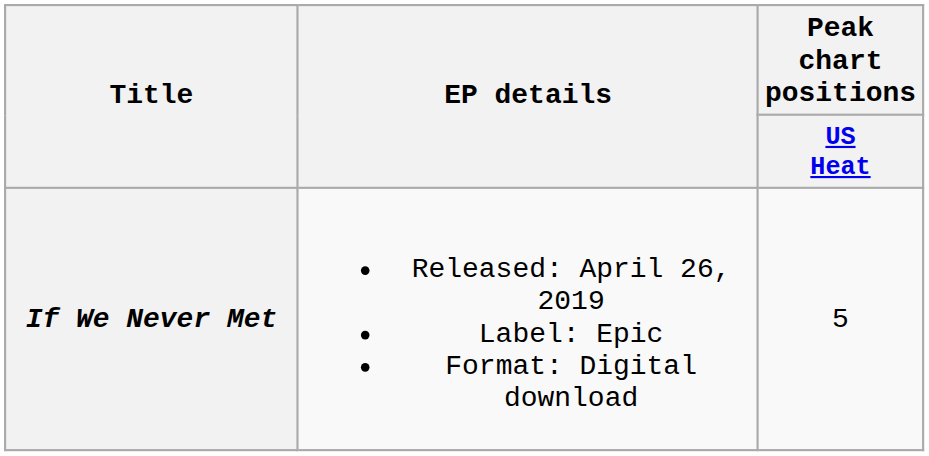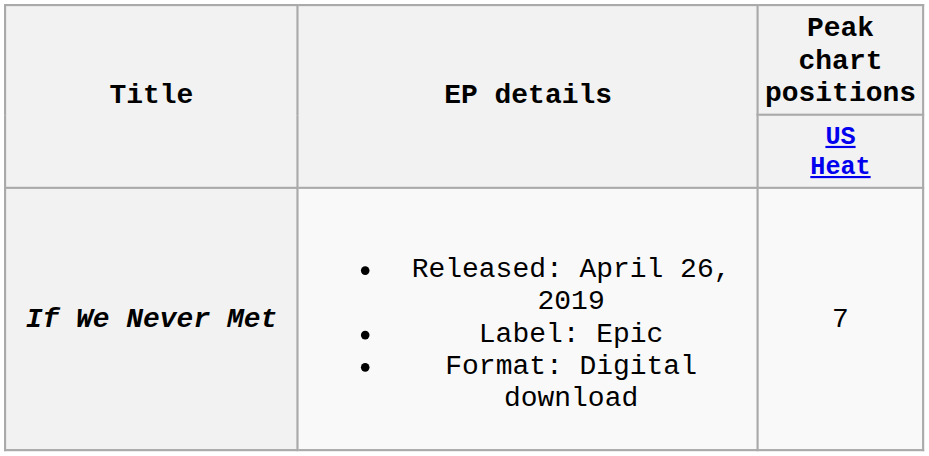(840, 319) 5 -> (840, 319) 7
